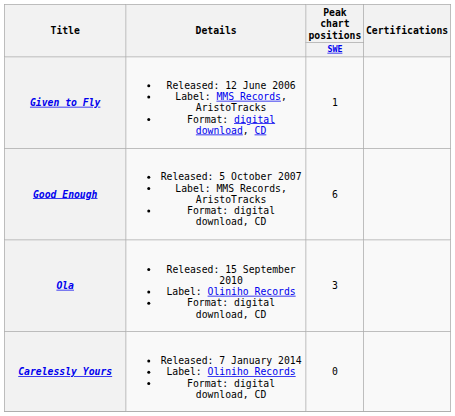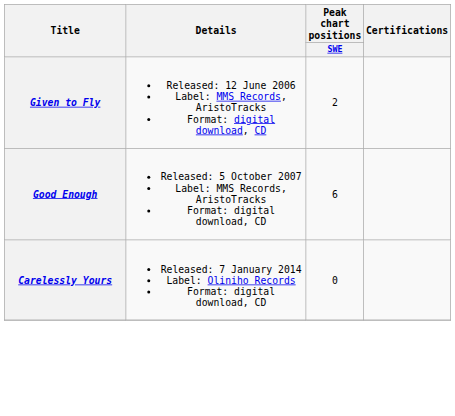(335, 102) 1 -> (335, 102) 2
- row: (65, 286)
